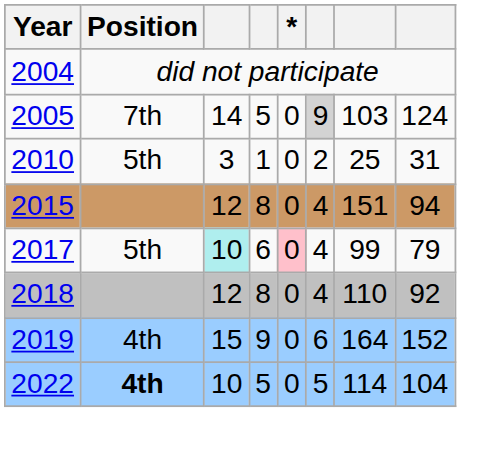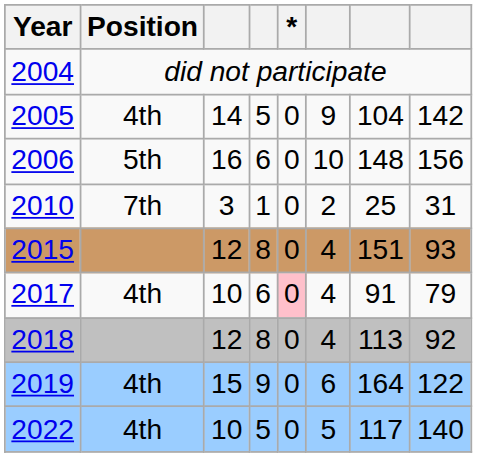(143, 116) 7th -> (143, 116) 4th
(320, 116) lightgrey background -> (328, 116) no background
(365, 116) 103 -> (380, 116) 104
(425, 116) 124 -> (440, 116) 142
+ row: (43, 160)
(143, 160) 5th -> (143, 205) 7th
(425, 205) 94 -> (440, 250) 93
(143, 250) 5th -> (143, 294) 4th
(227, 250) paleturquoise background -> (227, 294) no background
(365, 250) 99 -> (380, 294) 91
(365, 294) 110 -> (380, 339) 113
(425, 339) 152 -> (440, 384) 122
(143, 384) bold -> (143, 428) normal
(365, 384) 114 -> (380, 428) 117
(425, 384) 104 -> (440, 428) 140
